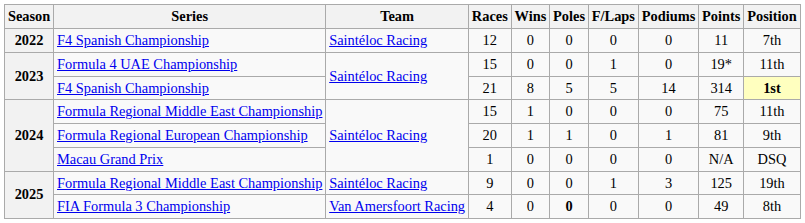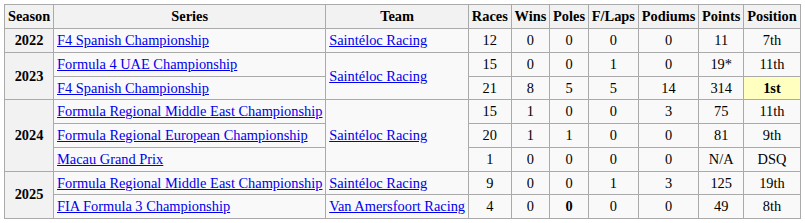(668, 111) 0 -> (668, 111) 3
(668, 135) 1 -> (668, 135) 0
